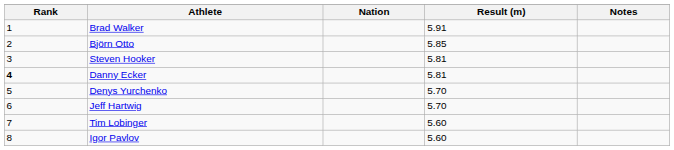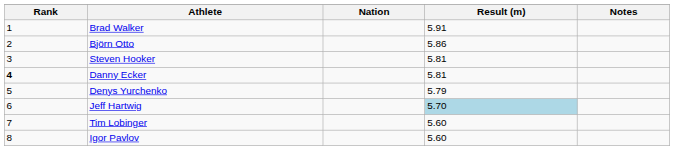(437, 43) 5.85 -> (437, 43) 5.86
(437, 91) 5.70 -> (437, 91) 5.79
(437, 106) no background -> (437, 106) lightblue background
